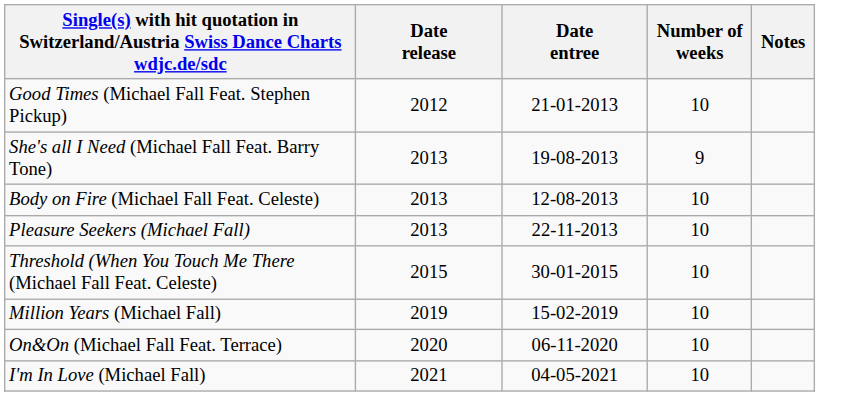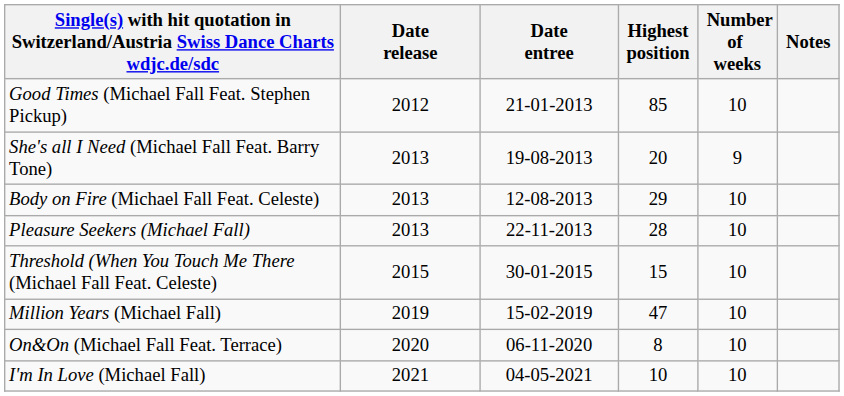+ column: (658, 41)
